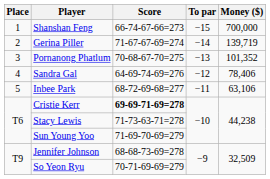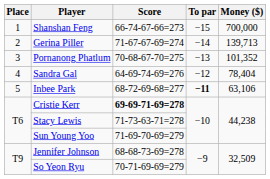(242, 43) 139,719 -> (242, 43) 139,713
(242, 74) 78,406 -> (242, 74) 78,404
(202, 89) normal -> (202, 89) bold
